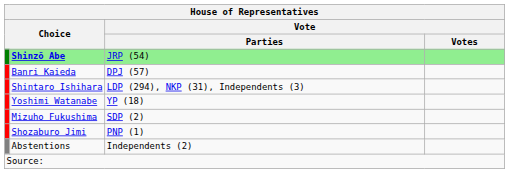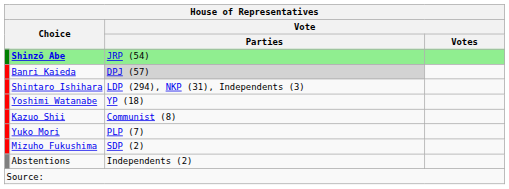(128, 71) no background -> (128, 71) lightgrey background
+ row: (38, 116)
+ row: (36, 131)
- row: (49, 131)
